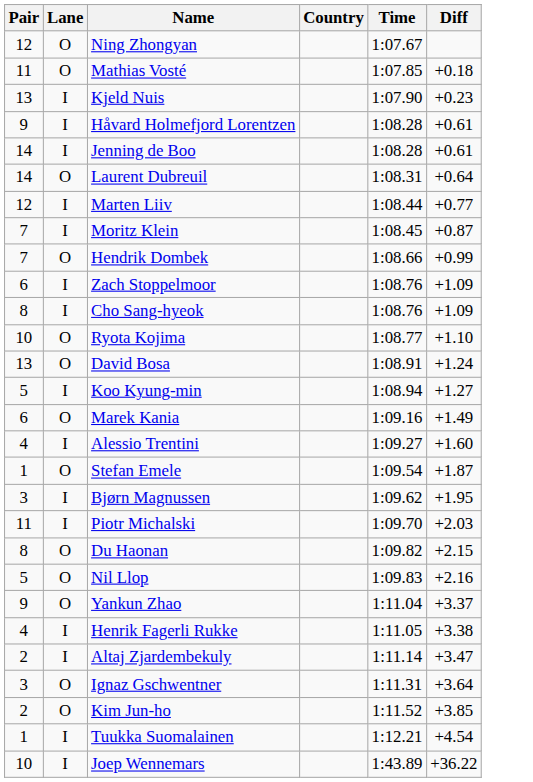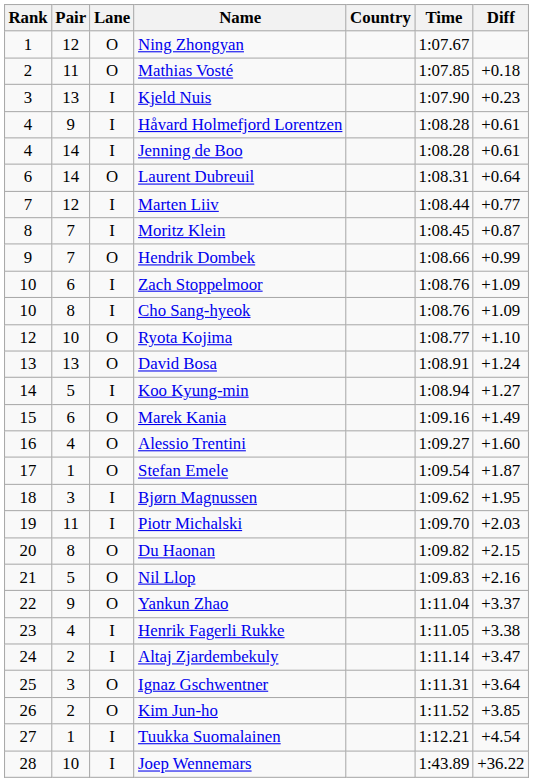+ column: (28, 17)
(65, 444) I -> (112, 444) O
